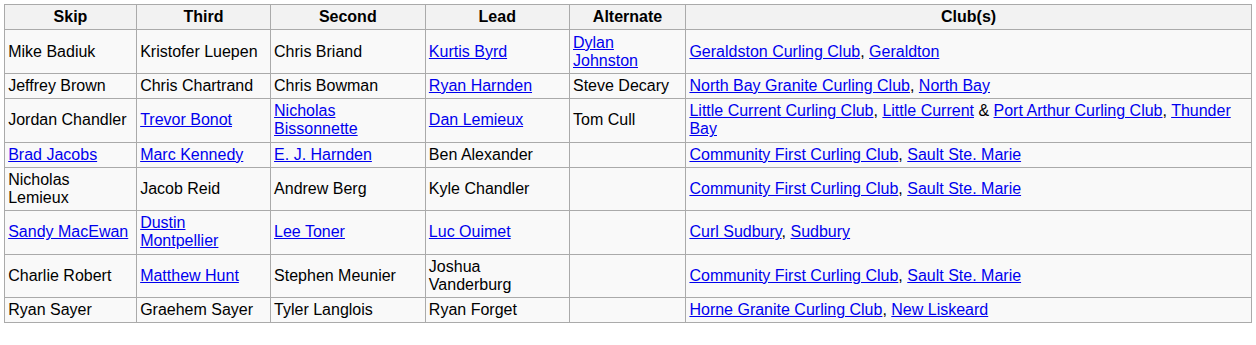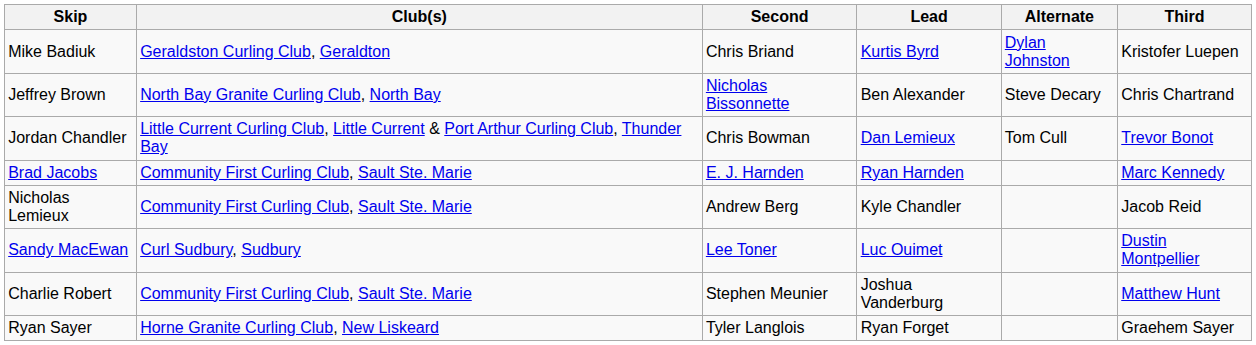columns swapped: (203, 17) <-> (969, 17)
(326, 85) Chris Bowman -> (748, 94) Nicholas Bissonnette
(480, 85) Ryan Harnden -> (913, 94) Ben Alexander
(316, 120) Nicholas Bissonnette -> (758, 138) Chris Bowman
(481, 154) Ben Alexander -> (912, 172) Ryan Harnden
